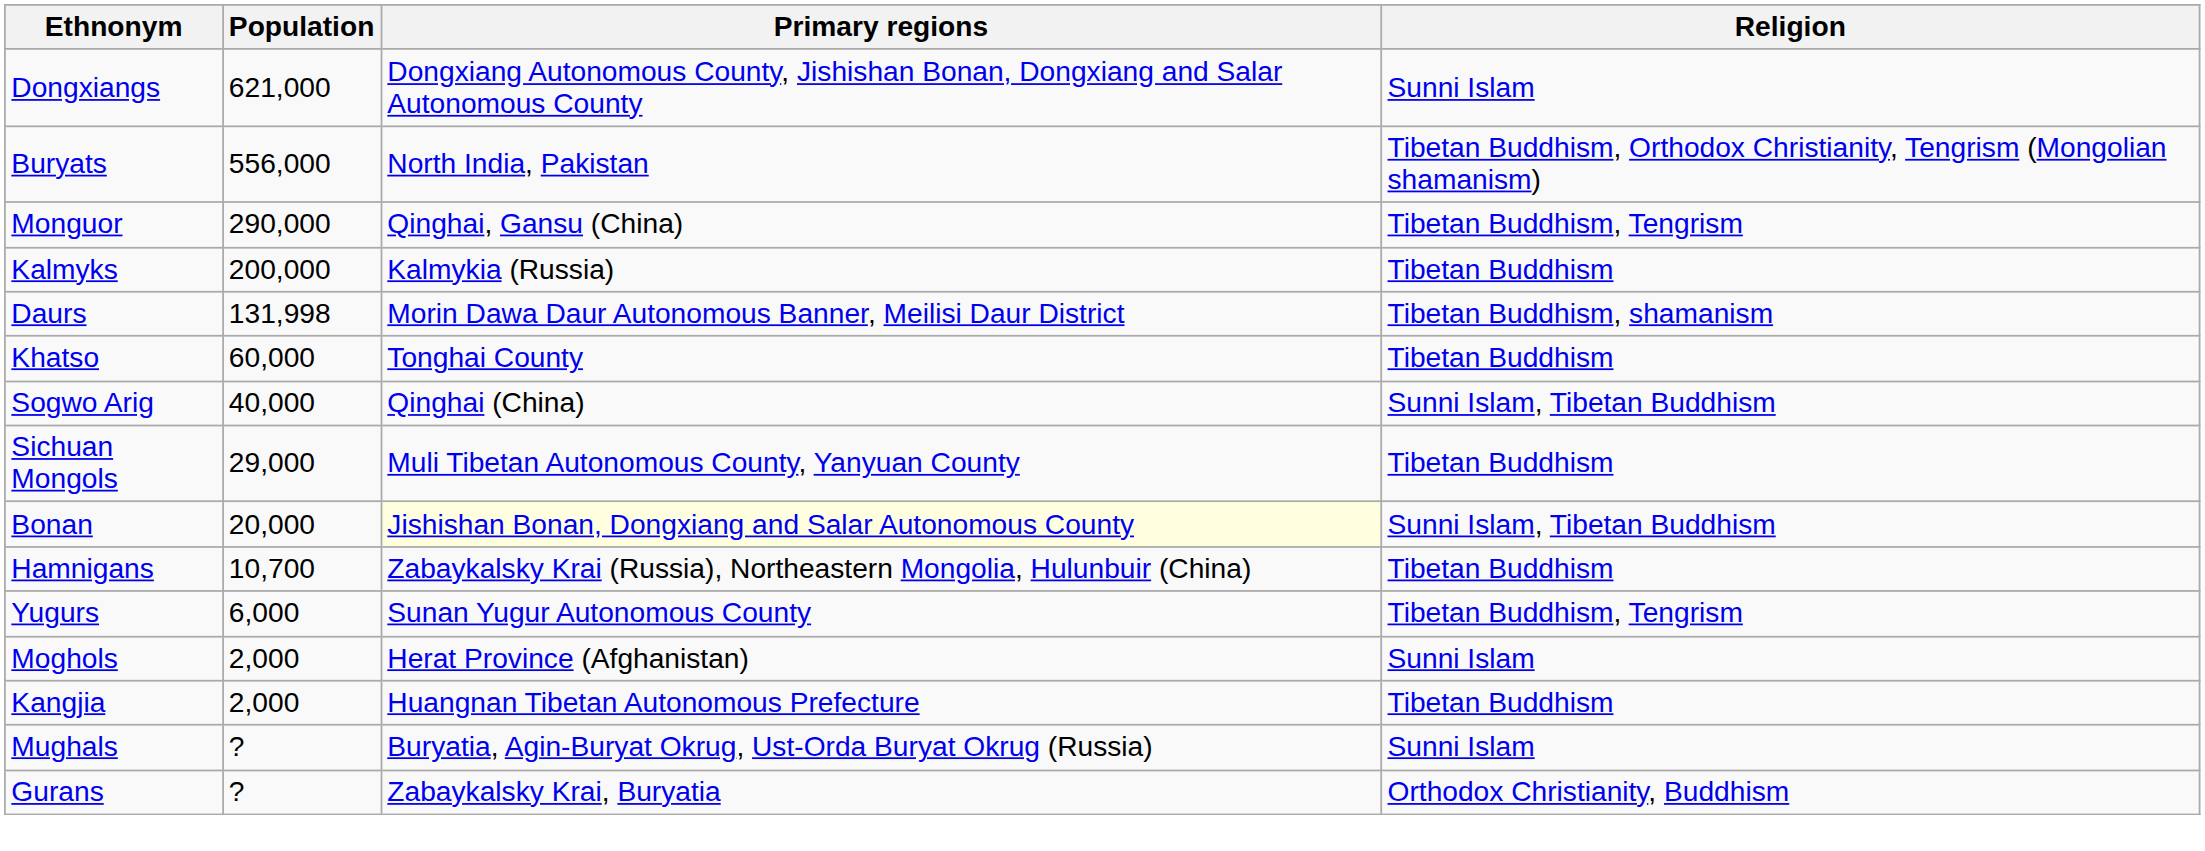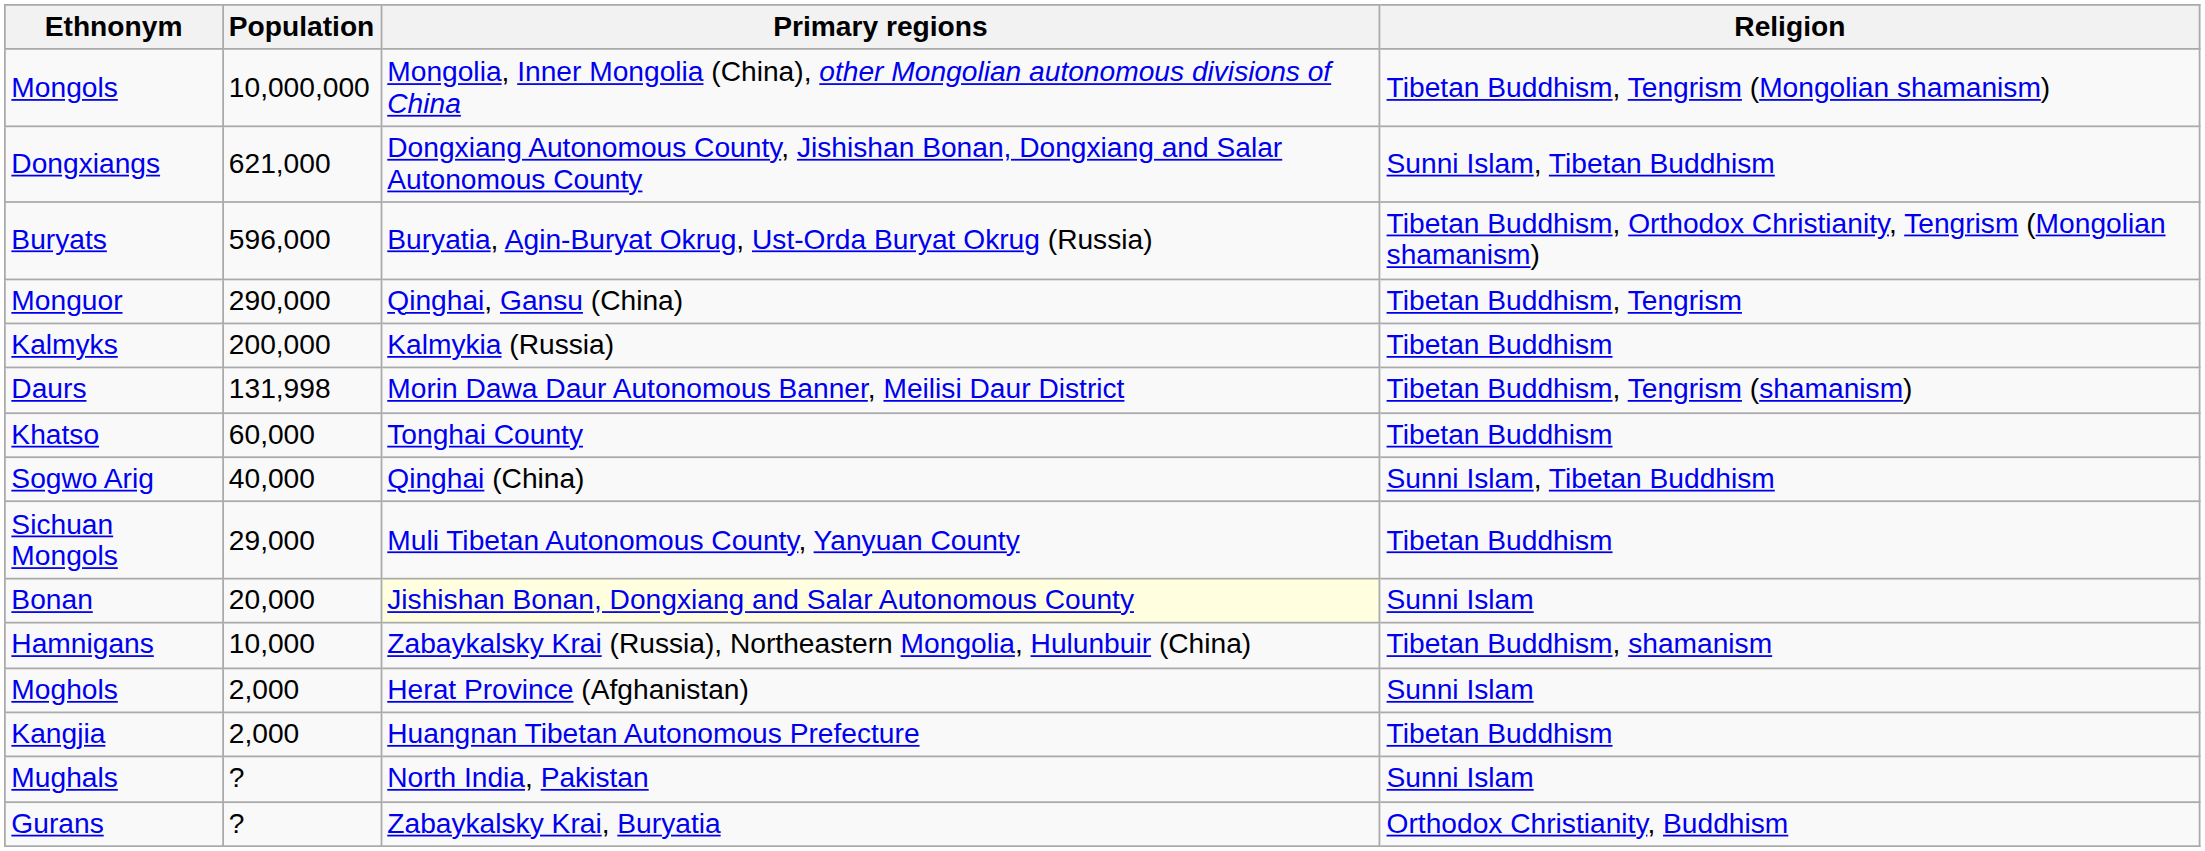+ row: (65, 87)
(1461, 87) Sunni Islam -> (1581, 163) Sunni Islam, Tibetan Buddhism
(280, 163) 556,000 -> (280, 240) 596,000
(518, 163) North India, Pakistan -> (770, 240) Buryatia, Agin-Buryat Okrug, Ust-Orda Buryat Okrug (Russia)
(1580, 313) Tibetan Buddhism, shamanism -> (1650, 389) Tibetan Buddhism, Tengrism (shamanism)
(1582, 523) Sunni Islam, Tibetan Buddhism -> (1460, 600) Sunni Islam
(272, 568) 10,700 -> (272, 644) 10,000
(1500, 568) Tibetan Buddhism -> (1579, 644) Tibetan Buddhism, shamanism
- row: (55, 613)
(770, 747) Buryatia, Agin-Buryat Okrug, Ust-Orda Buryat Okrug (Russia) -> (518, 778) North India, Pakistan
